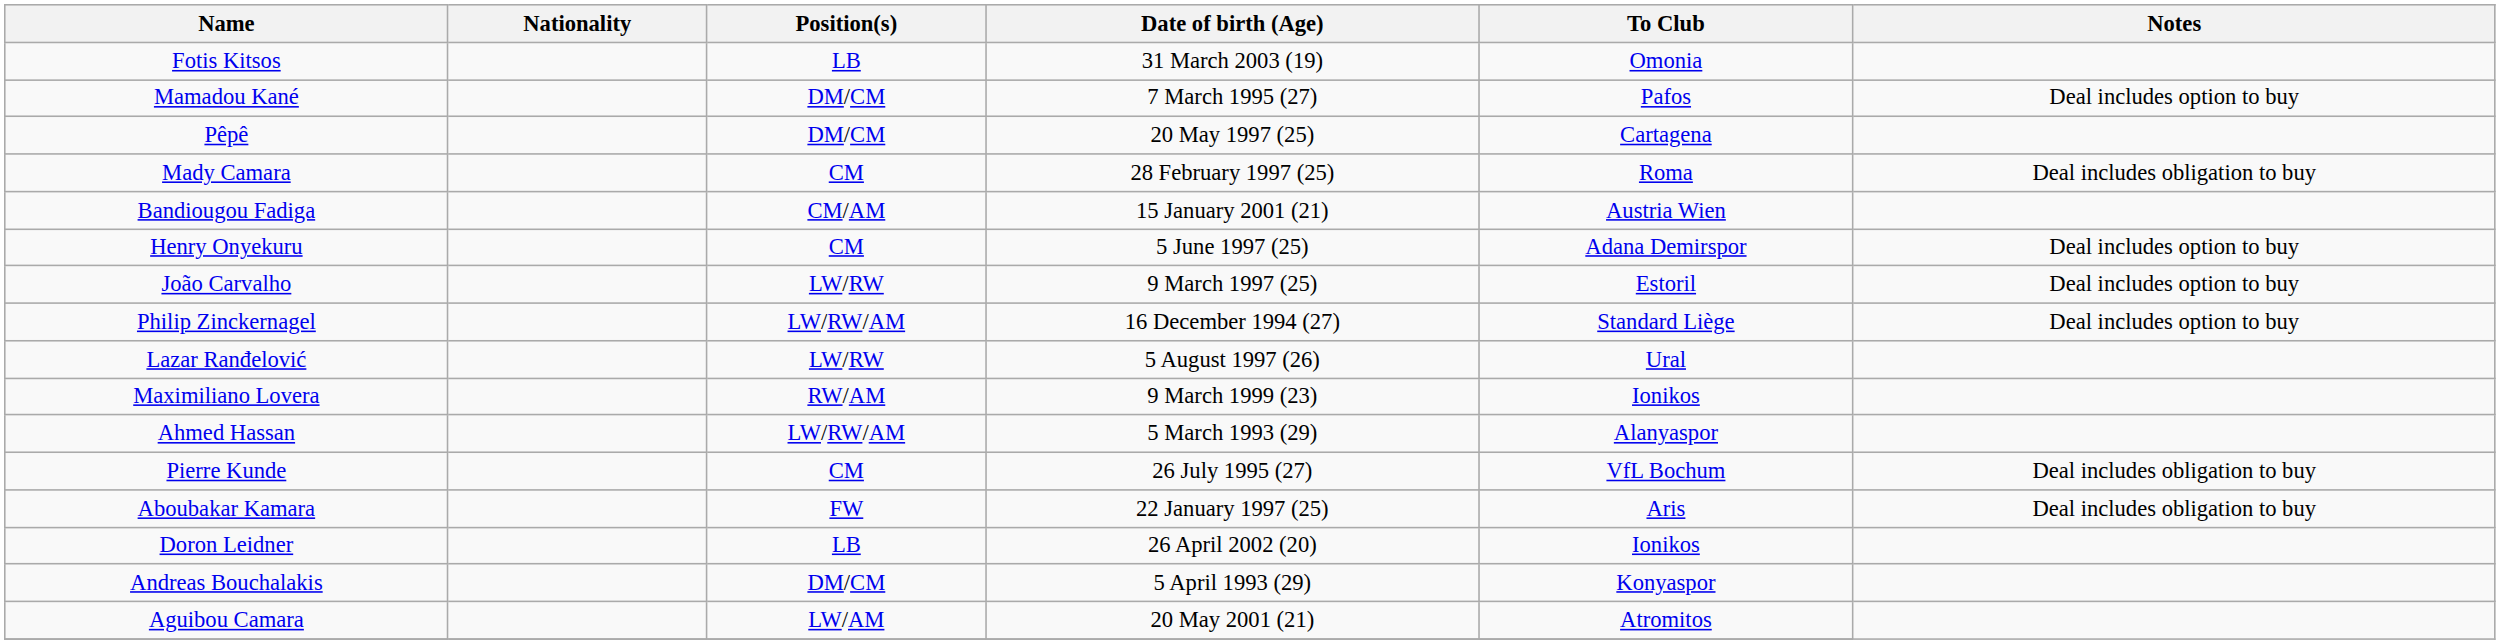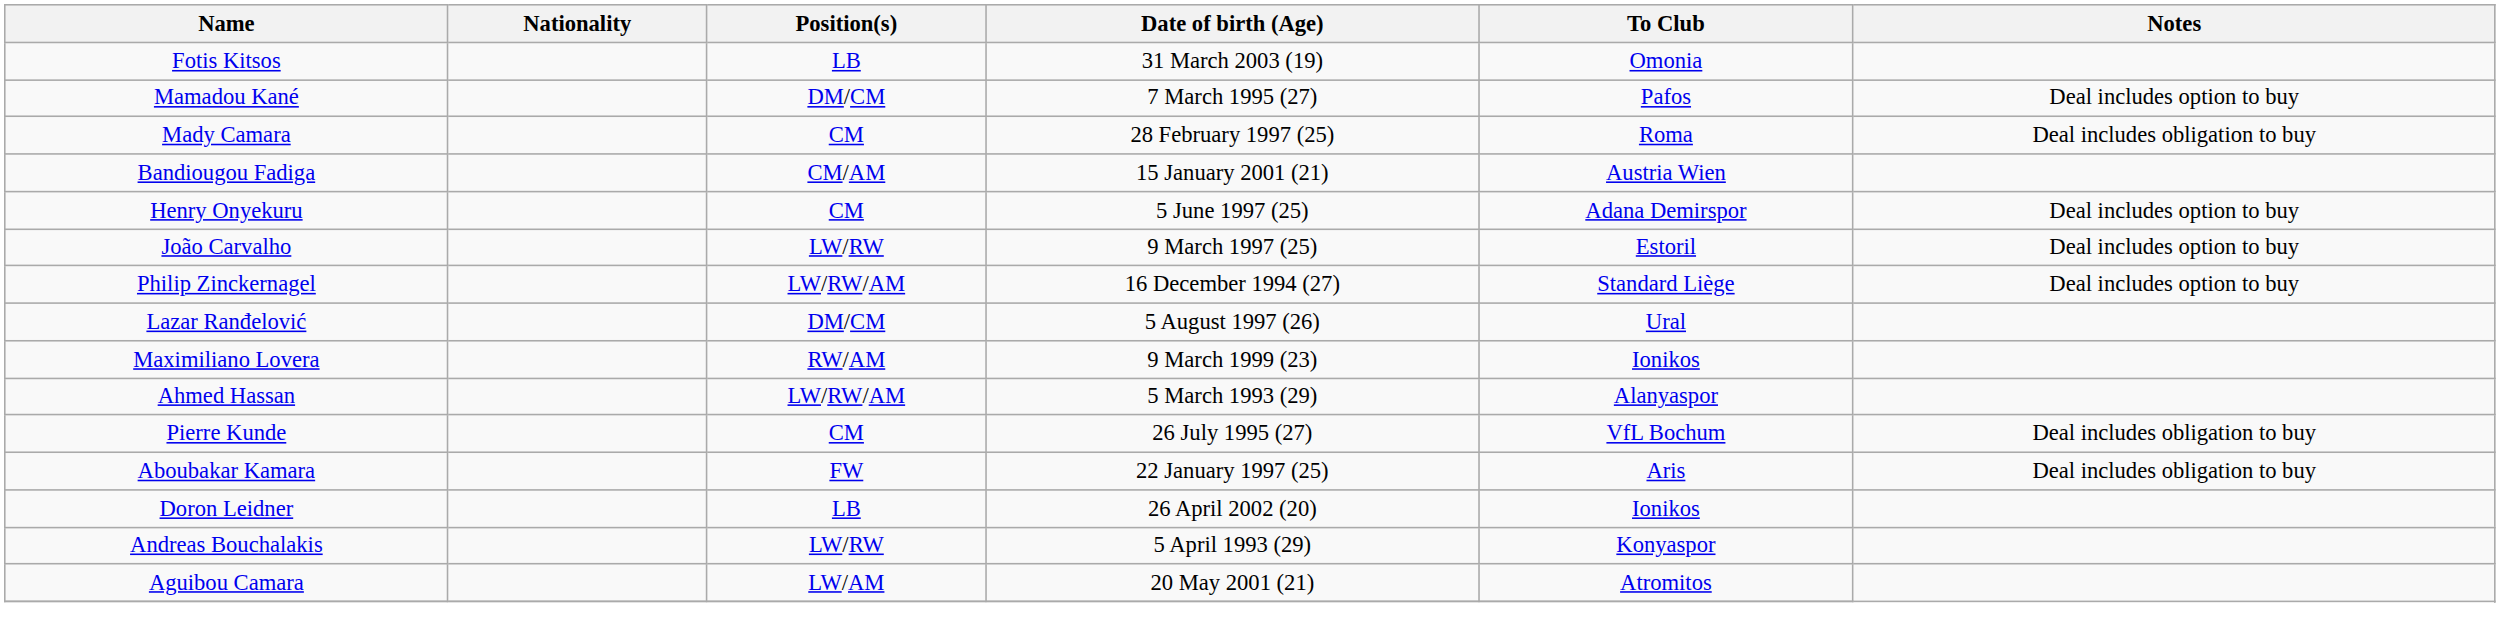- row: (226, 135)
(846, 359) LW/RW -> (846, 321) DM/CM
(846, 582) DM/CM -> (846, 545) LW/RW
